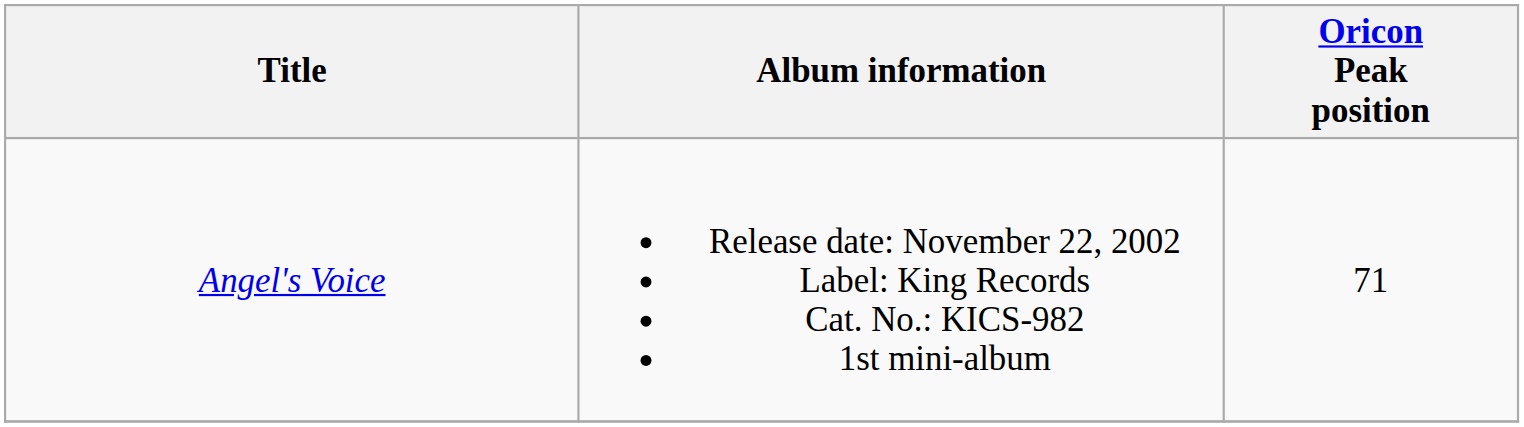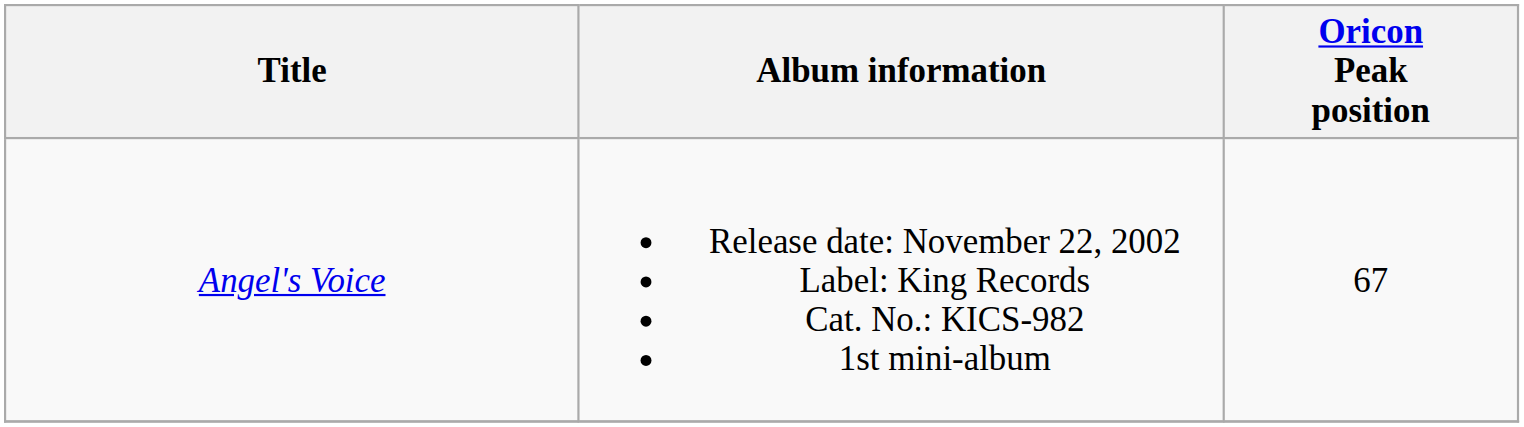(1371, 279) 71 -> (1371, 279) 67
